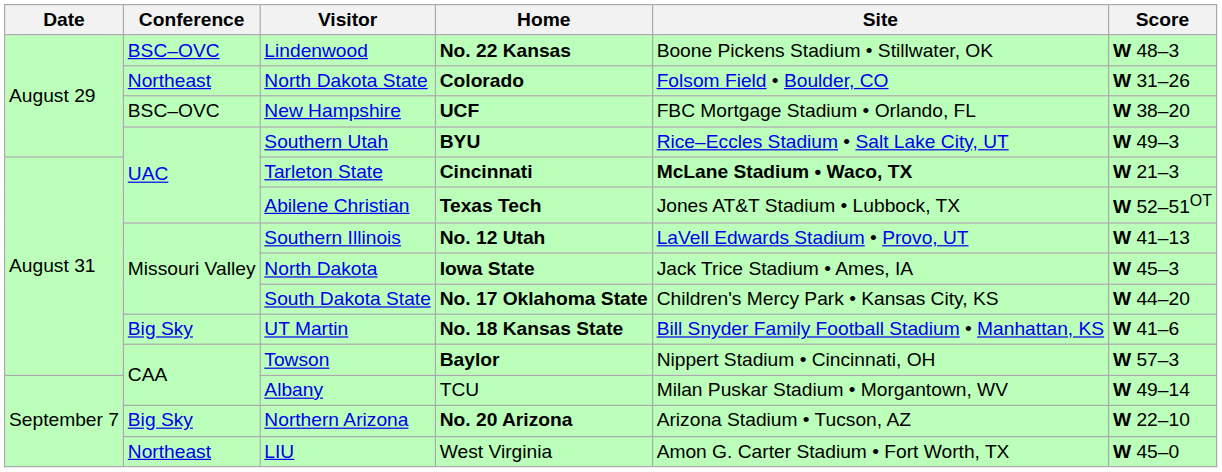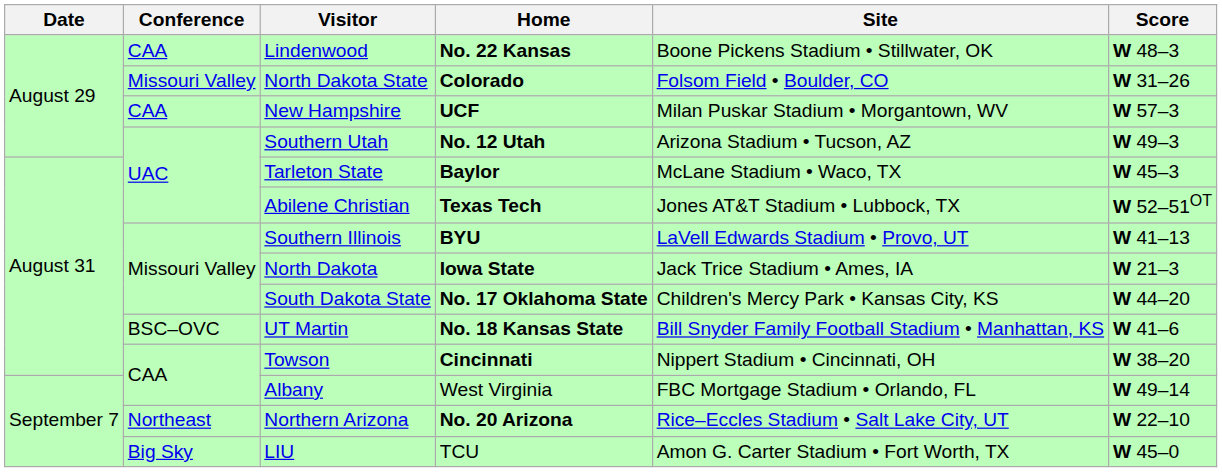(174, 50) BSC–OVC -> (148, 50) CAA
(169, 80) Northeast -> (192, 80) Missouri Valley
(174, 111) BSC–OVC -> (148, 111) CAA
(816, 111) FBC Mortgage Stadium • Orlando, FL -> (832, 111) Milan Puskar Stadium • Morgantown, WV
(1151, 111) W 38–20 -> (1146, 111) W 57–3
(460, 141) BYU -> (493, 141) No. 12 Utah
(833, 141) Rice–Eccles Stadium • Salt Lake City, UT -> (784, 141) Arizona Stadium • Tucson, AZ
(486, 171) Cincinnati -> (470, 171) Baylor
(784, 171) bold -> (779, 171) normal
(1146, 171) W 21–3 -> (1146, 171) W 45–3
(493, 238) No. 12 Utah -> (460, 238) BYU
(1146, 268) W 45–3 -> (1146, 268) W 21–3
(160, 329) Big Sky -> (174, 329) BSC–OVC
(470, 359) Baylor -> (486, 359) Cincinnati
(1146, 359) W 57–3 -> (1151, 359) W 38–20
(459, 390) TCU -> (496, 390) West Virginia
(832, 390) Milan Puskar Stadium • Morgantown, WV -> (816, 390) FBC Mortgage Stadium • Orlando, FL
(160, 420) Big Sky -> (169, 420) Northeast
(784, 420) Arizona Stadium • Tucson, AZ -> (833, 420) Rice–Eccles Stadium • Salt Lake City, UT
(169, 451) Northeast -> (160, 451) Big Sky
(496, 451) West Virginia -> (459, 451) TCU
